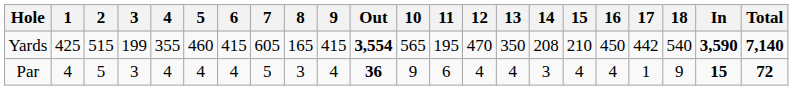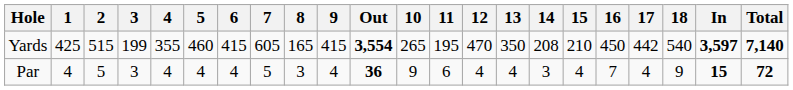(413, 44) 565 -> (413, 44) 265
(719, 44) 3,590 -> (719, 44) 3,597
(613, 71) 4 -> (613, 71) 7
(646, 71) 1 -> (646, 71) 4
